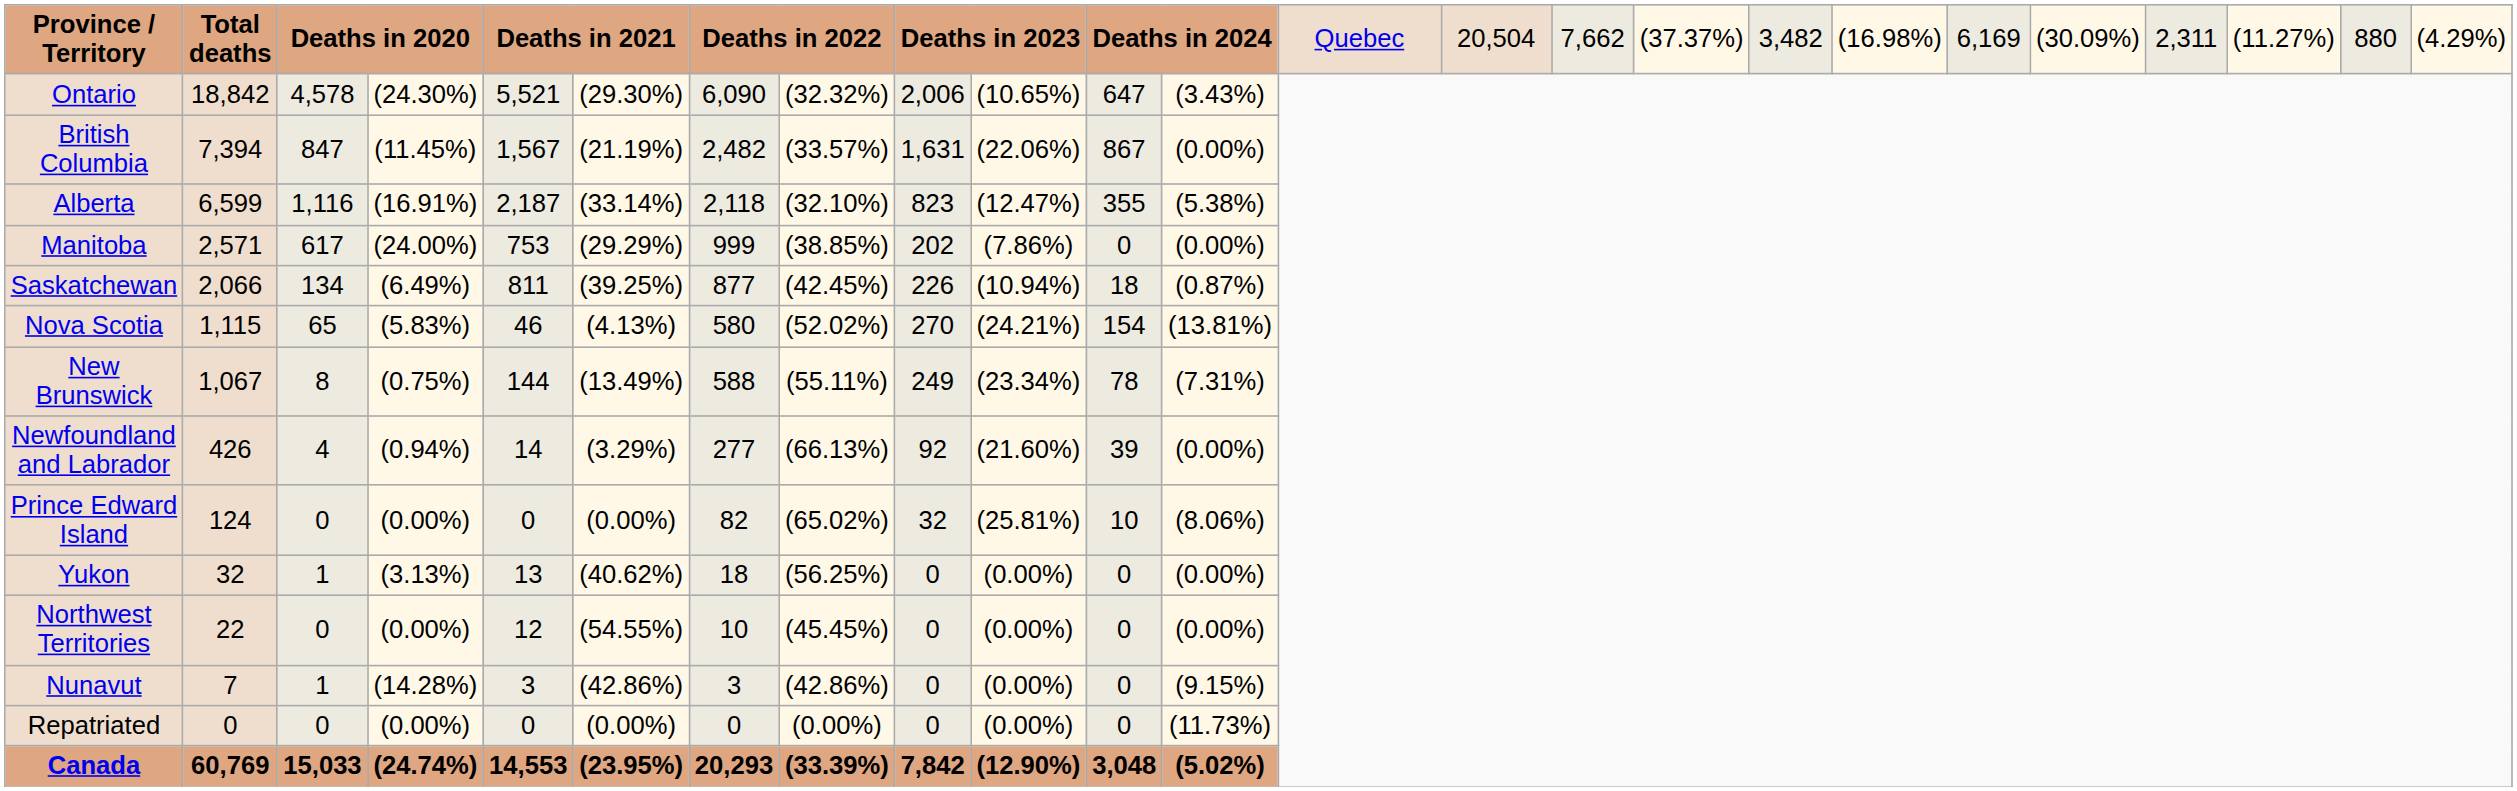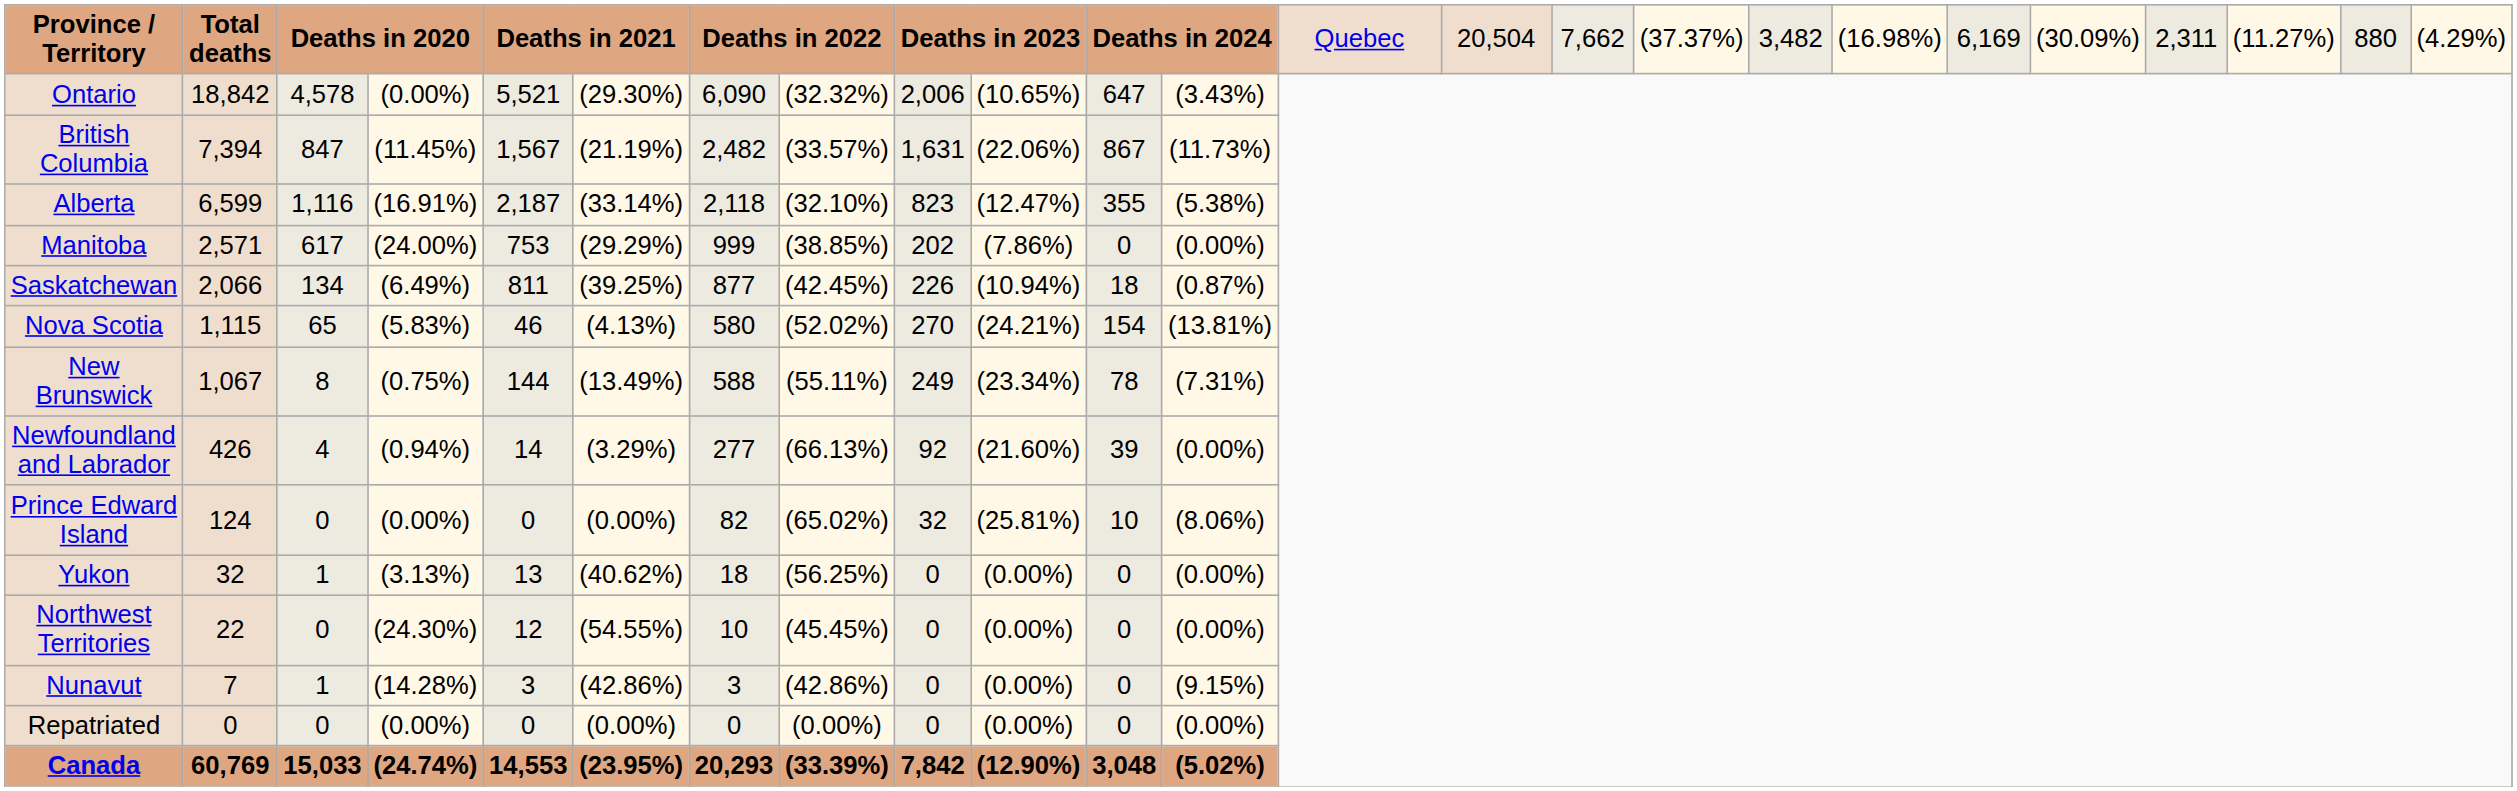(425, 94) (24.30%) -> (425, 94) (0.00%)
(1220, 149) (0.00%) -> (1220, 149) (11.73%)
(425, 629) (0.00%) -> (425, 629) (24.30%)
(1220, 725) (11.73%) -> (1220, 725) (0.00%)
